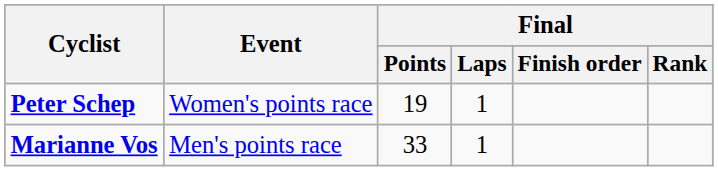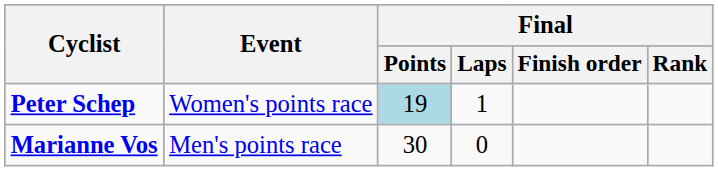(415, 104) no background -> (415, 104) lightblue background
(415, 144) 33 -> (415, 144) 30
(482, 144) 1 -> (482, 144) 0
